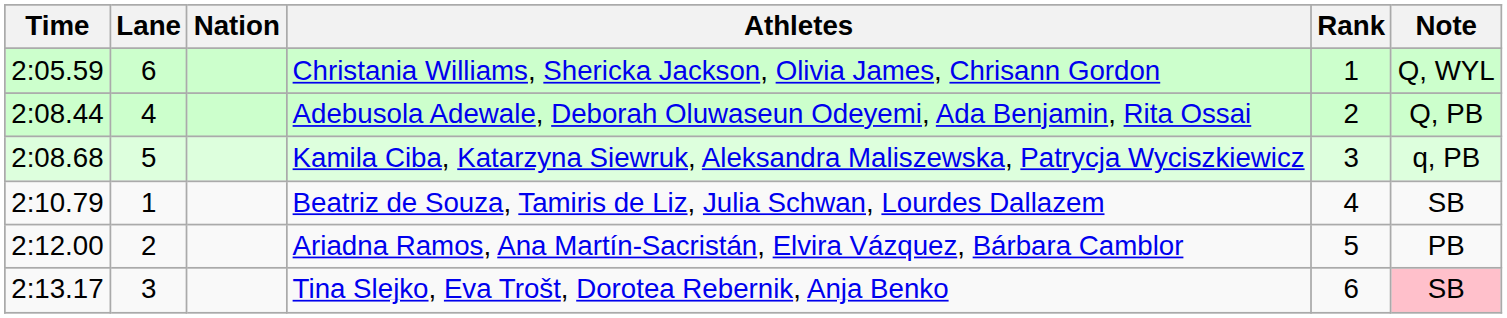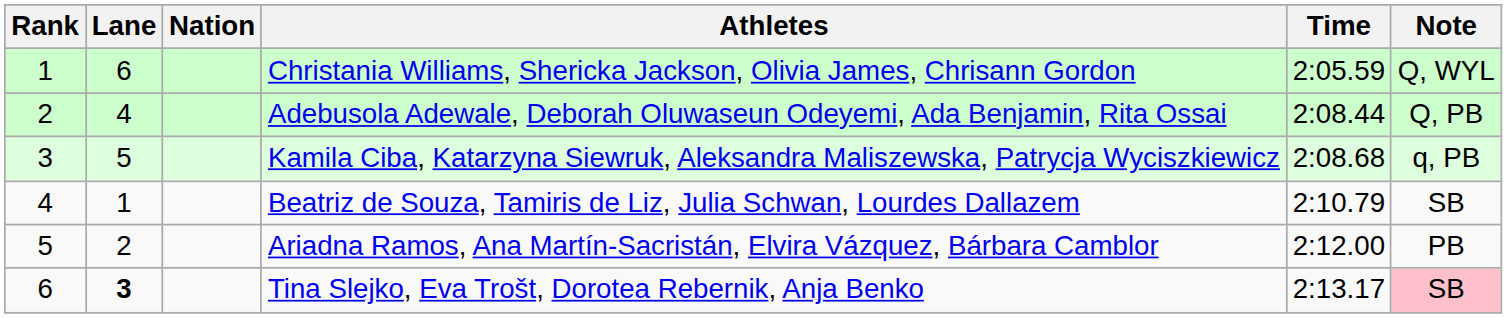columns swapped: (1351, 26) <-> (57, 26)
(149, 289) normal -> (124, 289) bold
